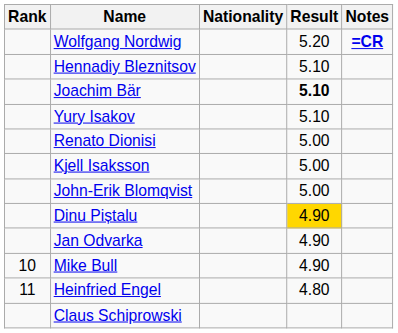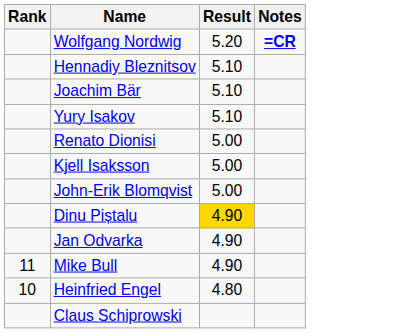- column: (243, 16)
(314, 91) bold -> (227, 91) normal
(27, 265) 10 -> (27, 265) 11
(27, 290) 11 -> (27, 290) 10
